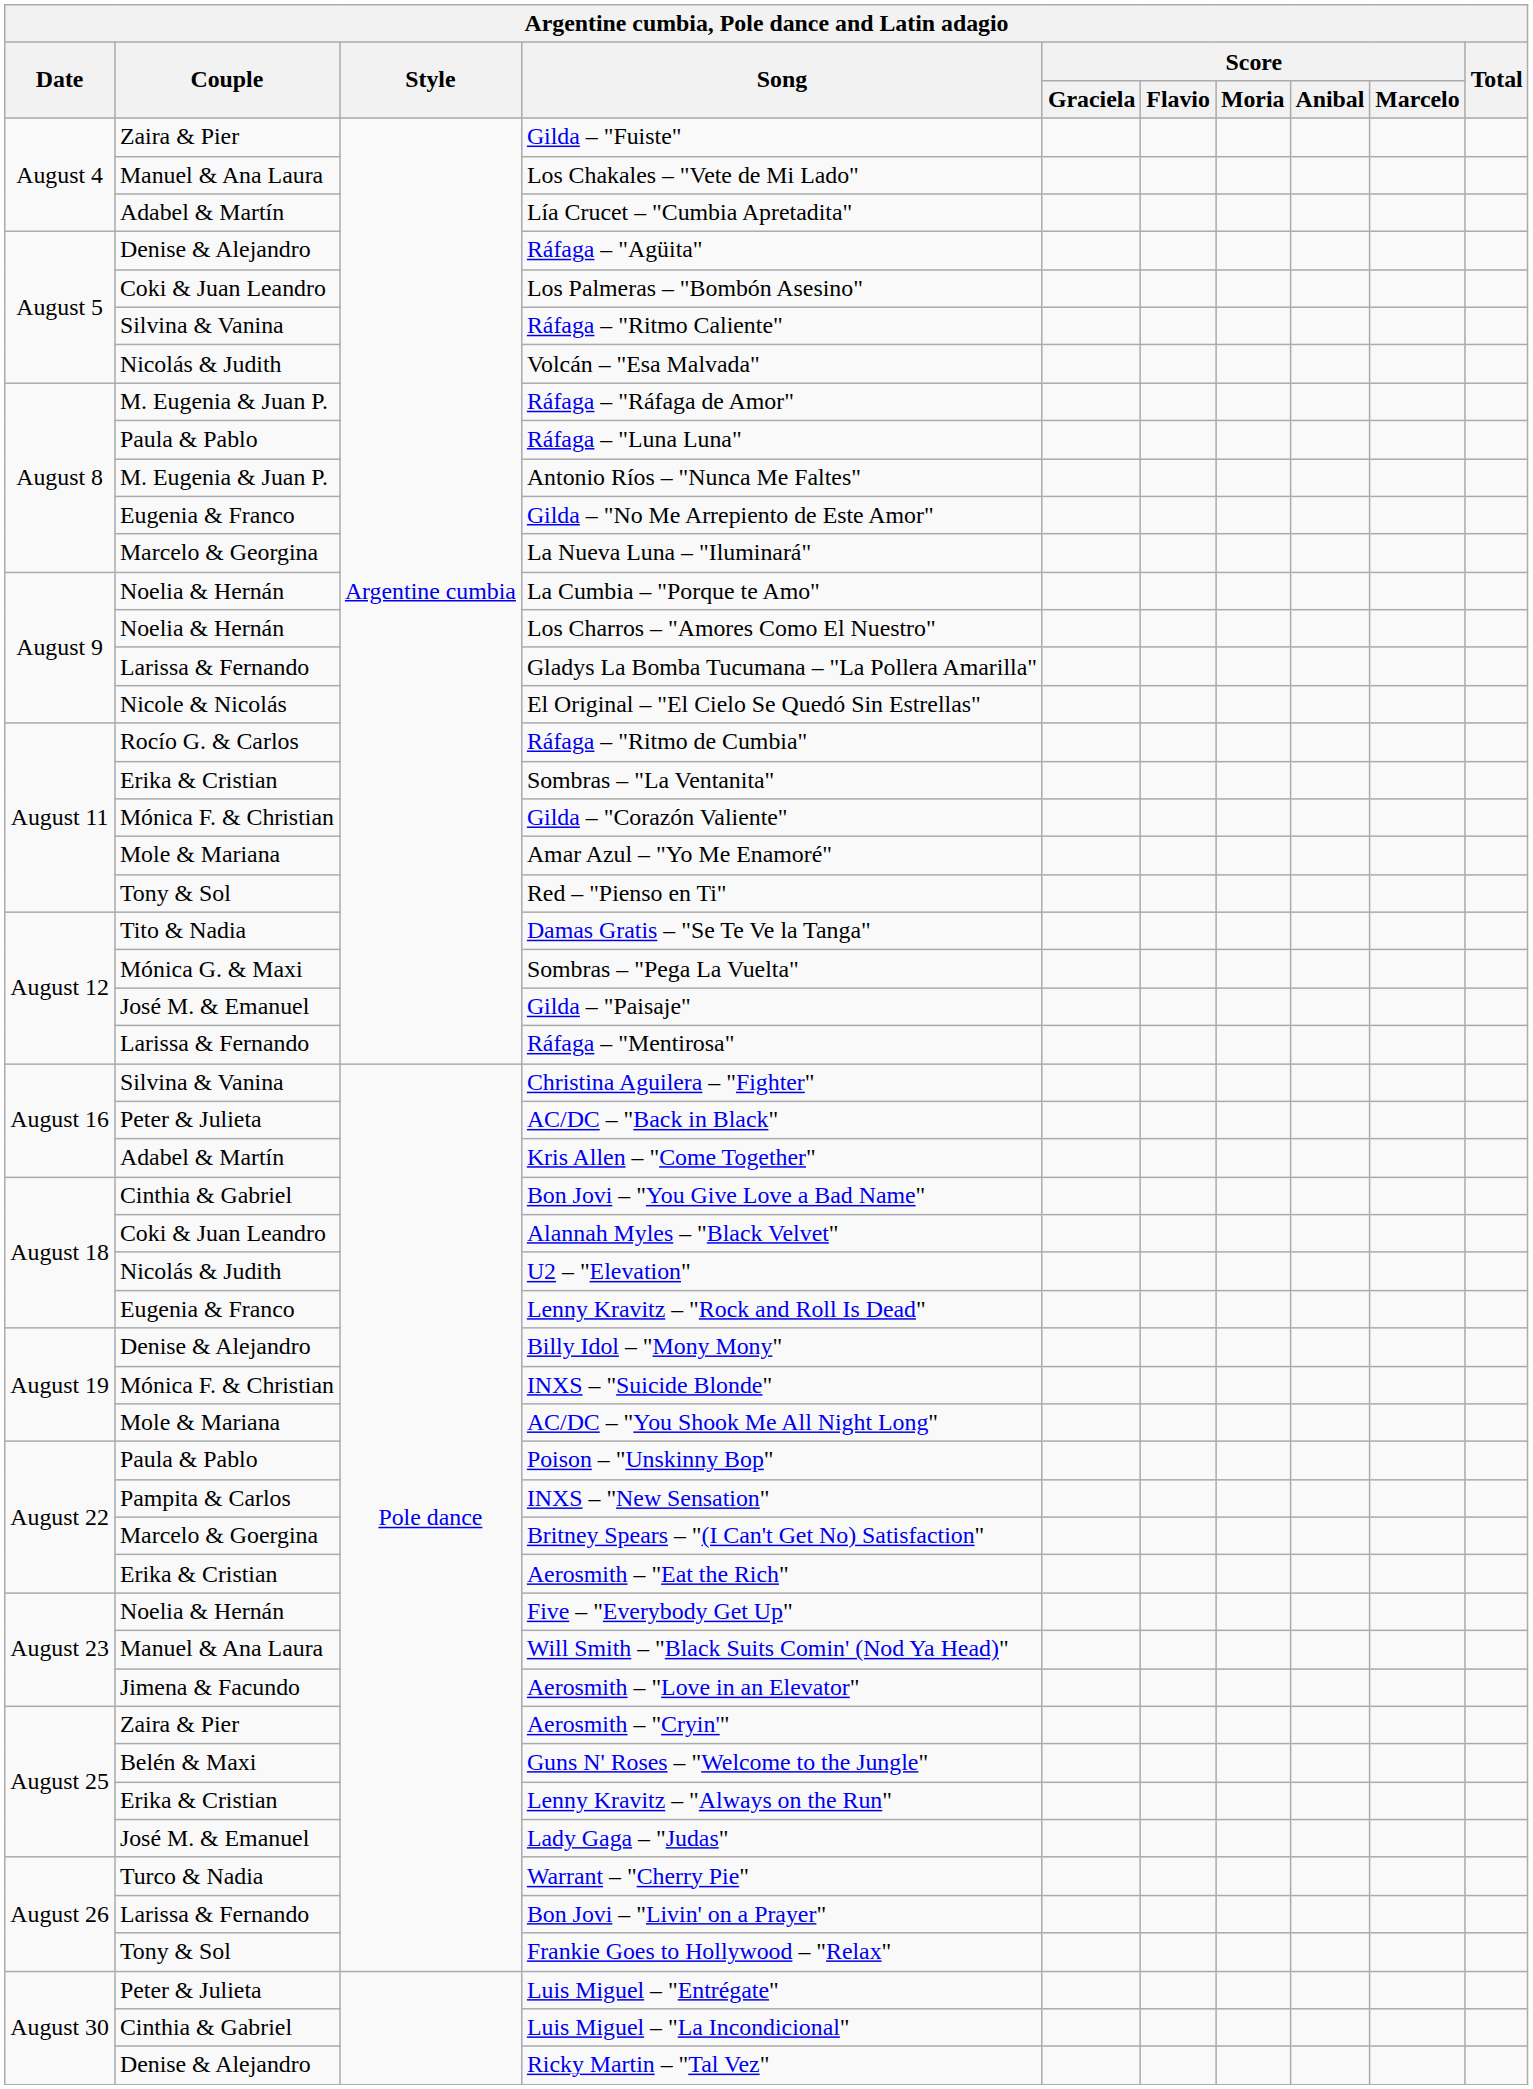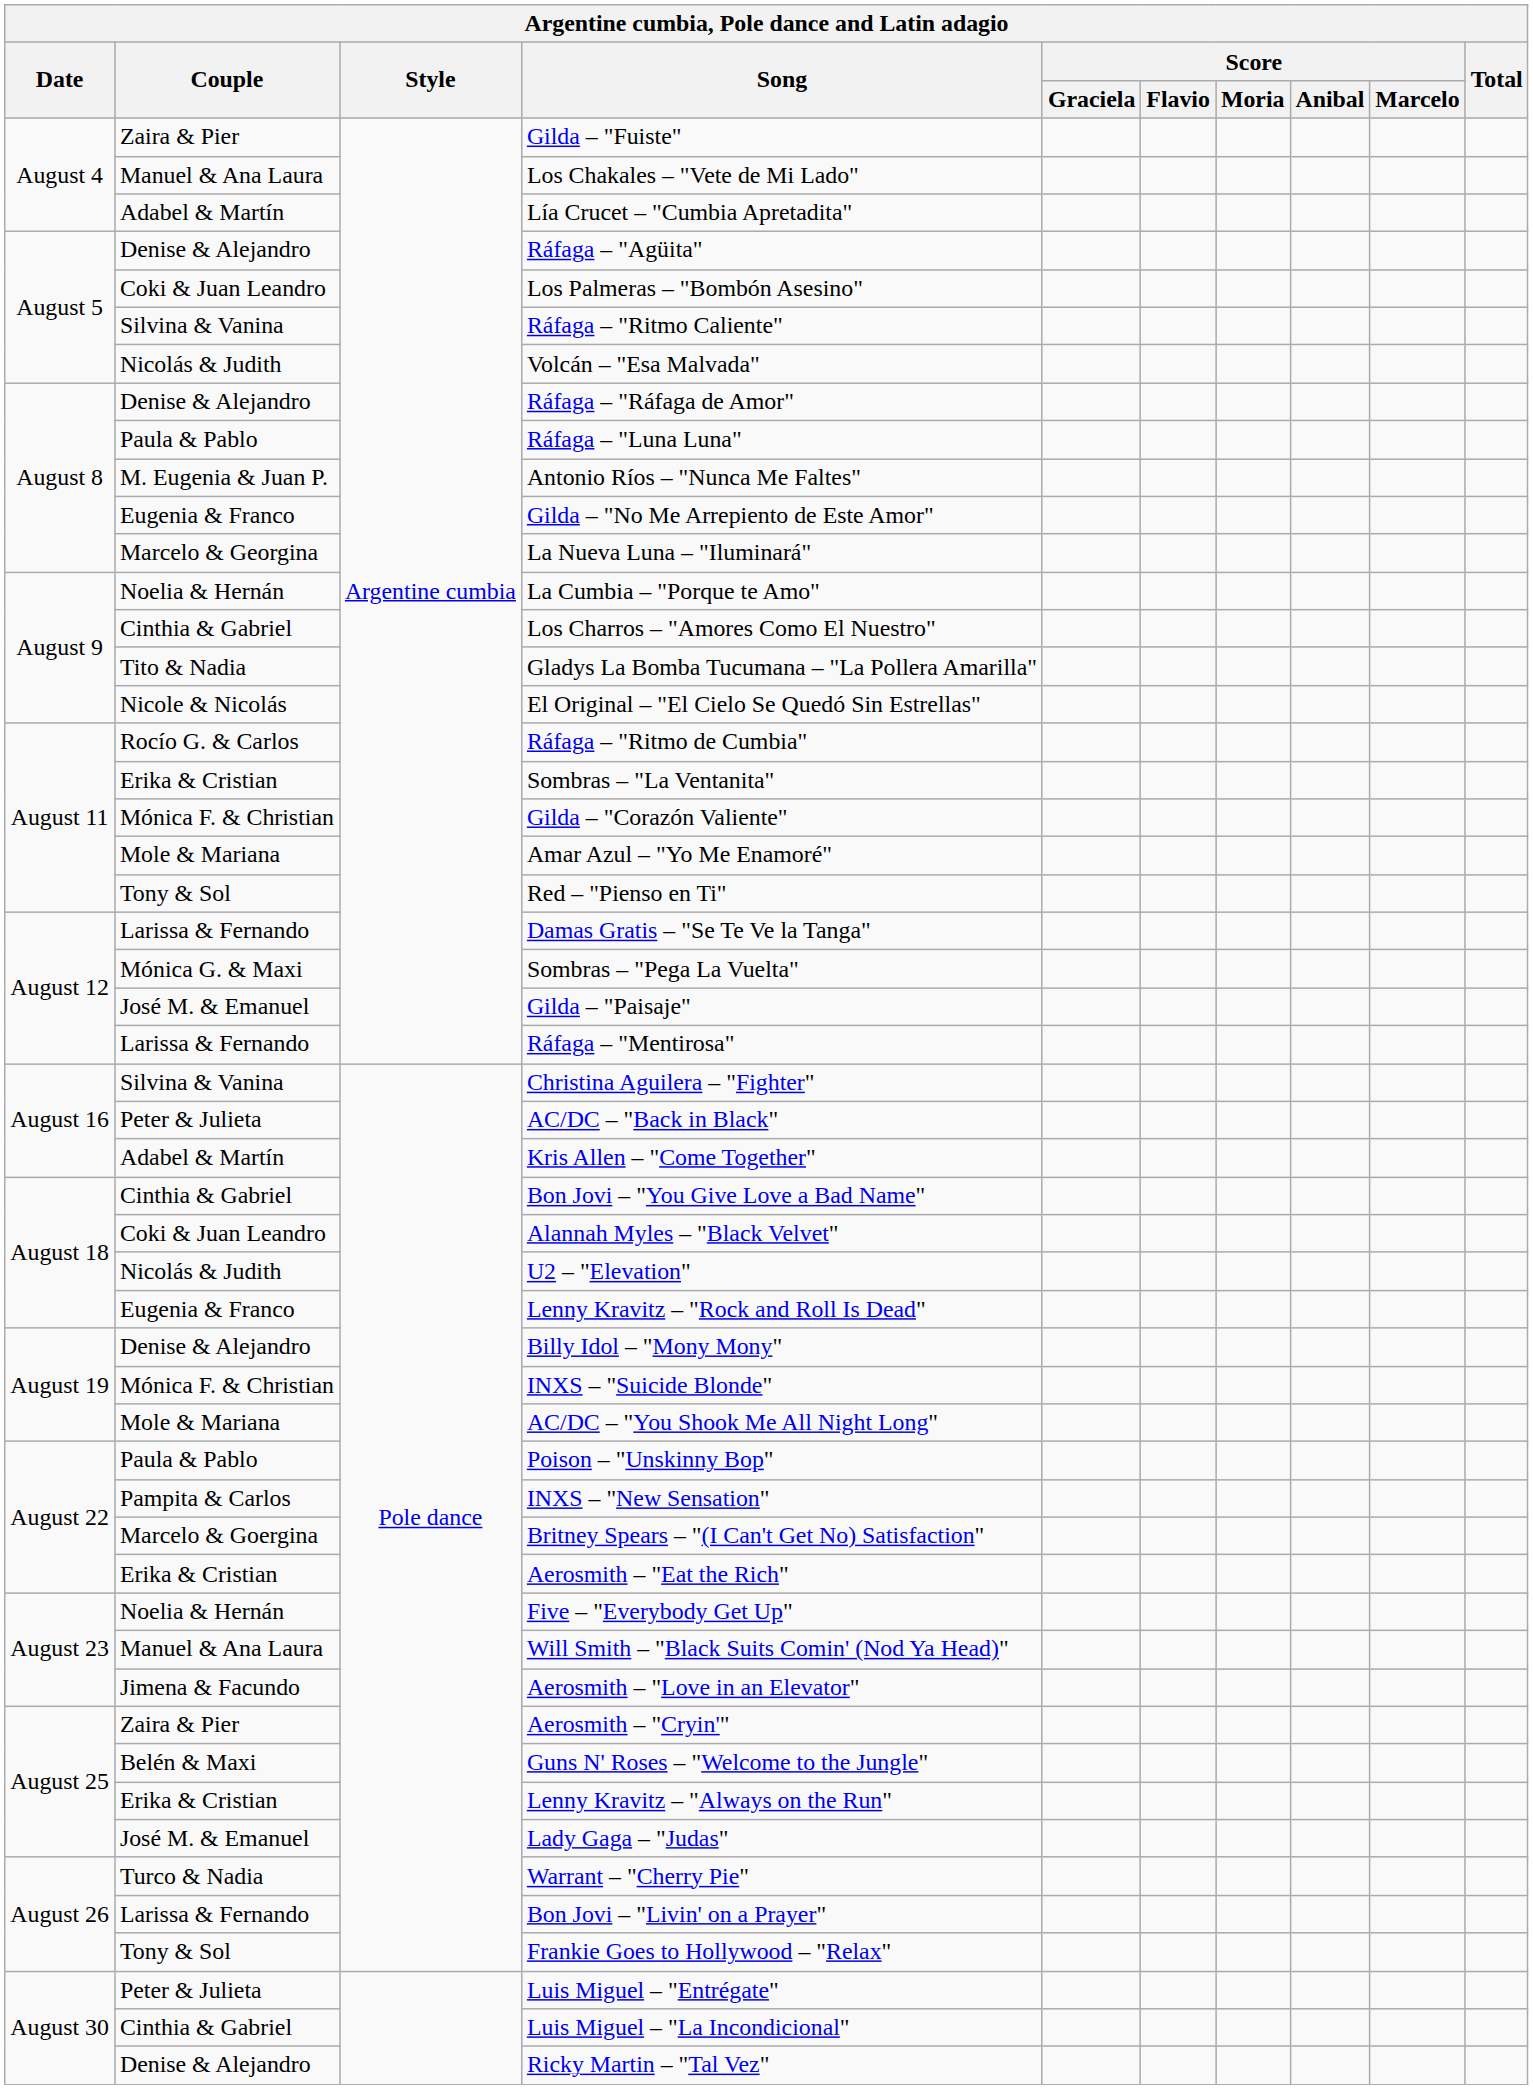(224, 401) M. Eugenia & Juan P. -> (215, 401) Denise & Alejandro
(202, 628) Noelia & Hernán -> (206, 628) Cinthia & Gabriel
(215, 666) Larissa & Fernando -> (183, 666) Tito & Nadia
(183, 930) Tito & Nadia -> (215, 930) Larissa & Fernando
